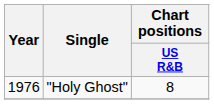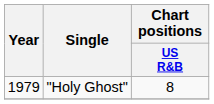(24, 87) 1976 -> (24, 87) 1979
